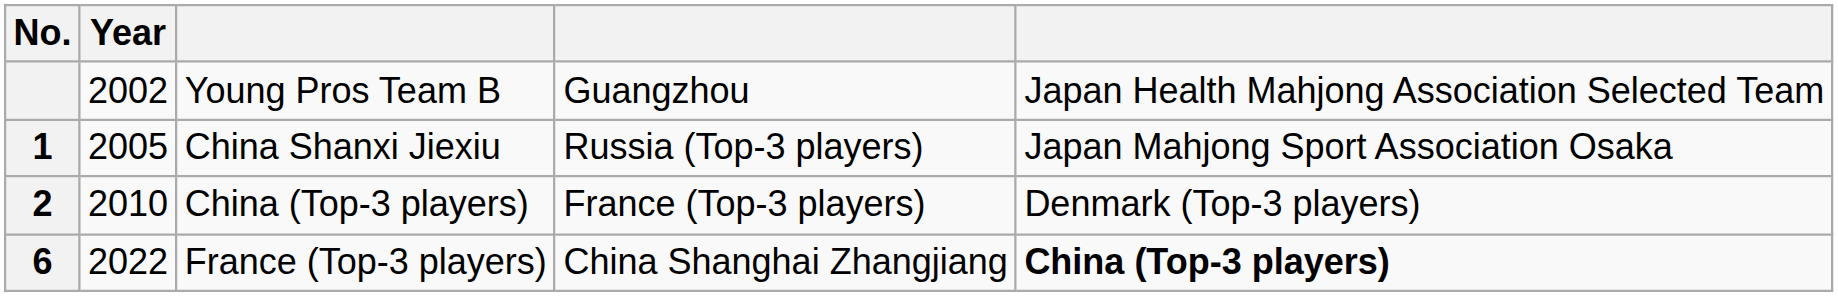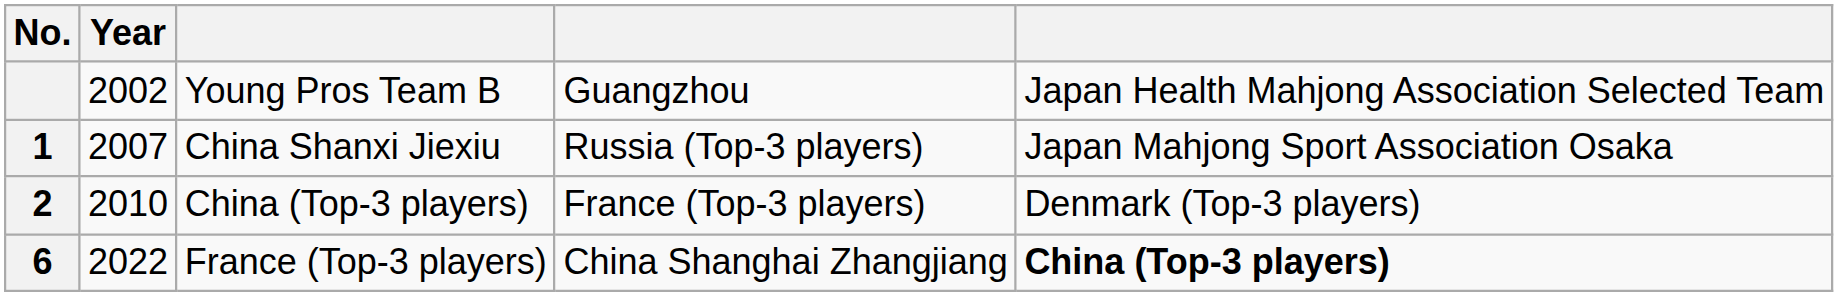(128, 147) 2005 -> (128, 147) 2007
